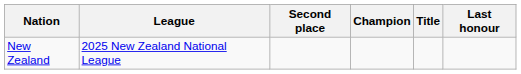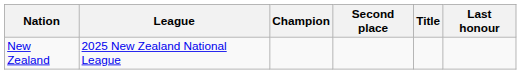columns swapped: (382, 21) <-> (310, 21)
